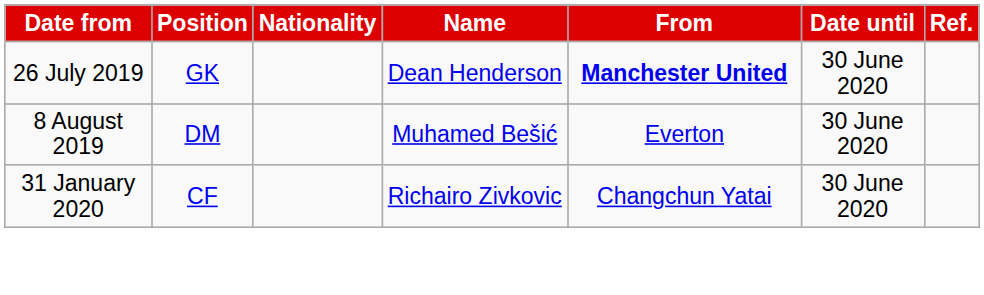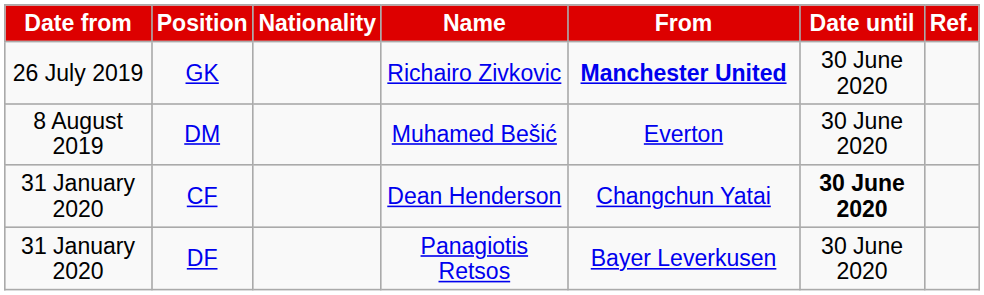(475, 73) Dean Henderson -> (474, 73) Richairo Zivkovic
(475, 197) Richairo Zivkovic -> (474, 197) Dean Henderson
(863, 197) normal -> (862, 197) bold
+ row: (202, 259)
